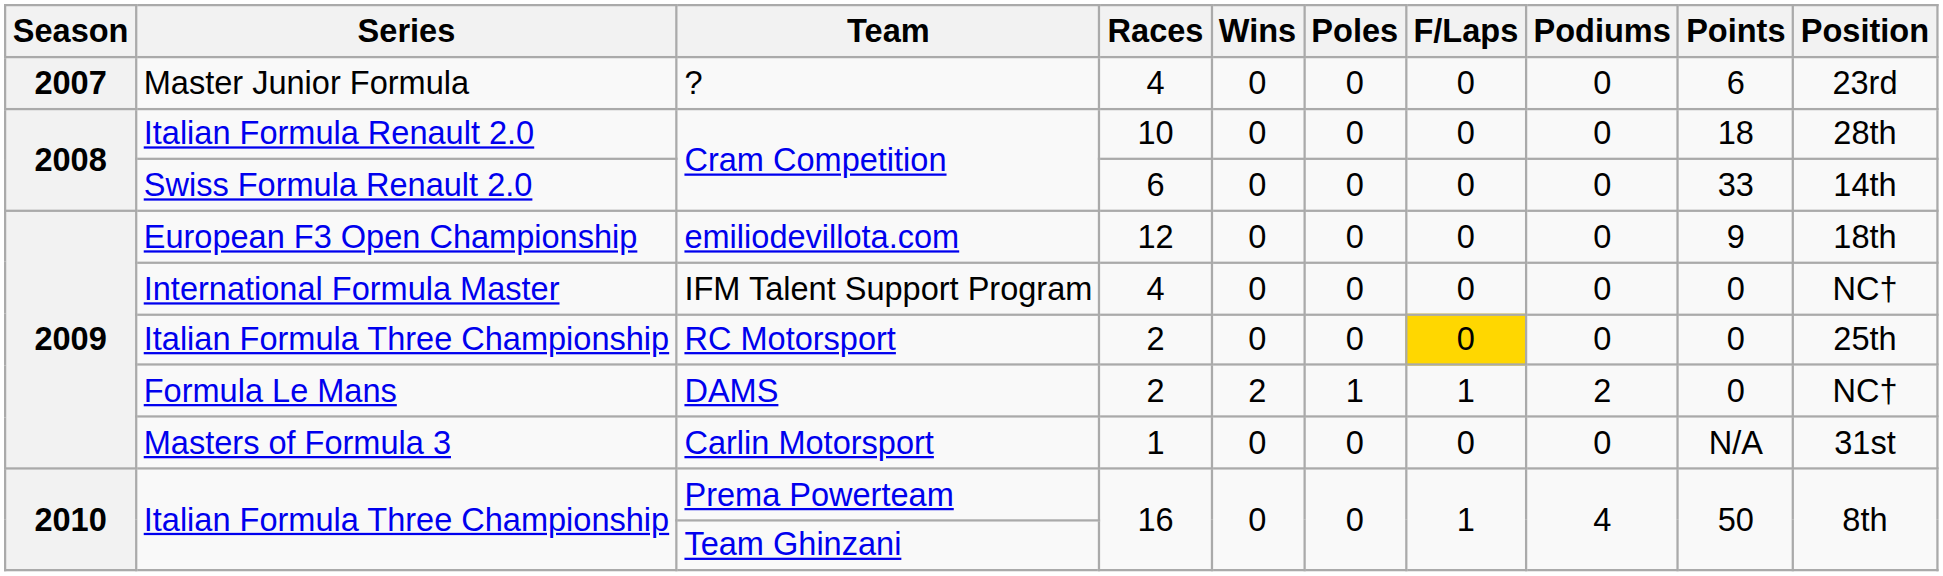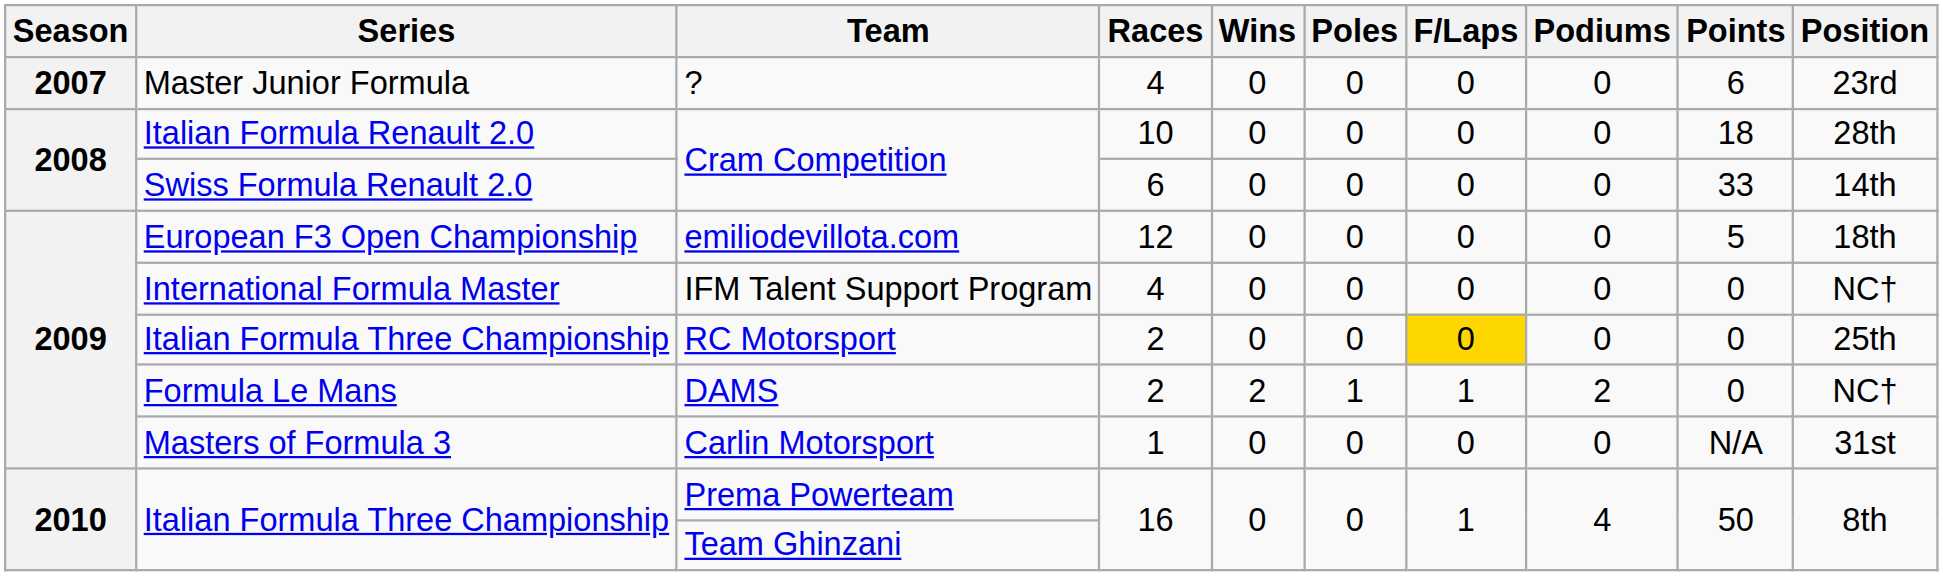(1736, 237) 9 -> (1736, 237) 5
